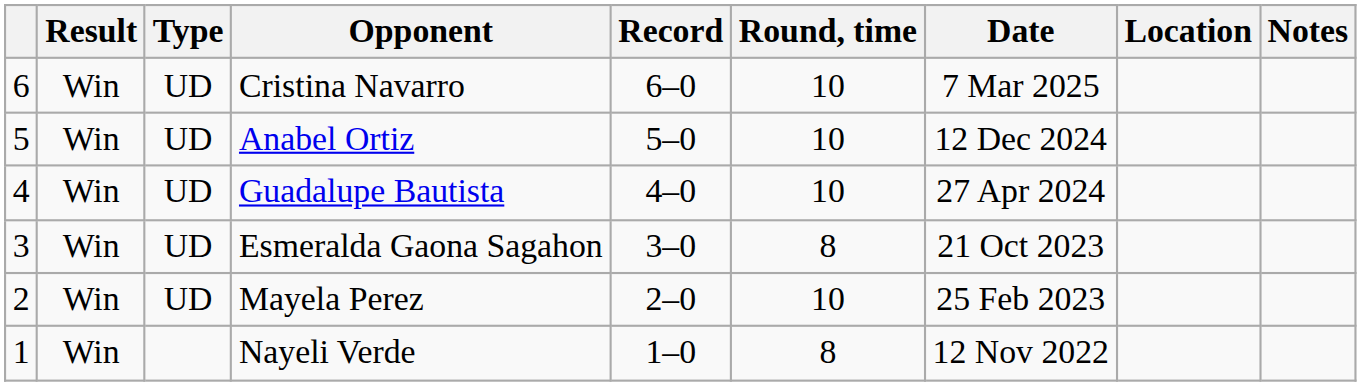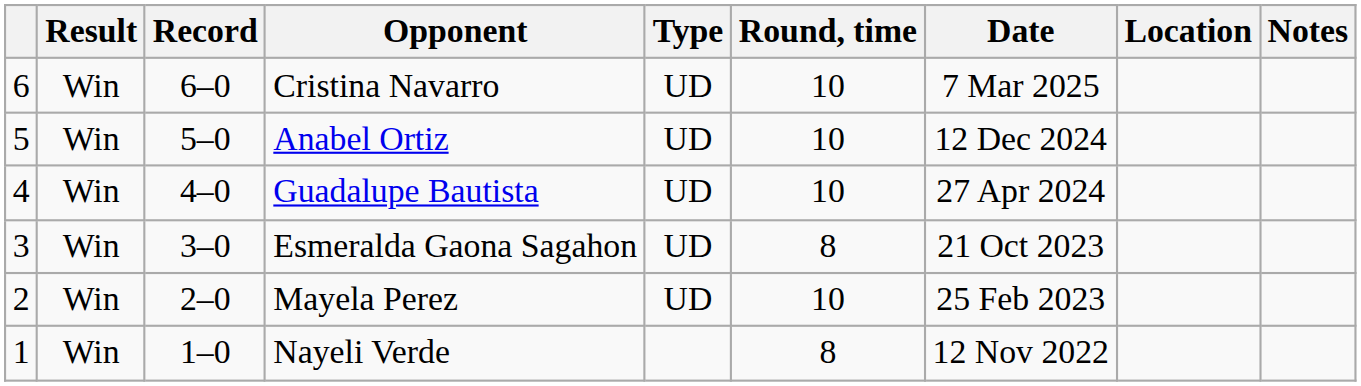columns swapped: (671, 31) <-> (188, 31)
